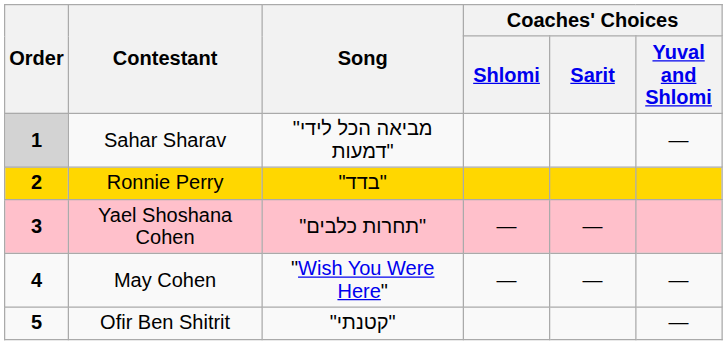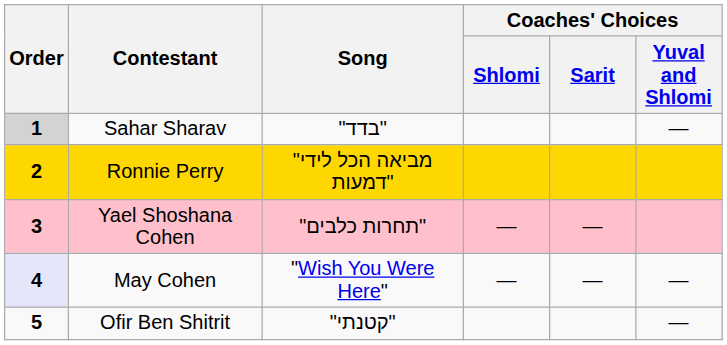(363, 140) "מביאה הכל לידי דמעות" -> (363, 128) "בדד"
(363, 183) "בדד" -> (363, 171) "מביאה הכל לידי דמעות"
(36, 280) no background -> (36, 280) lavender background
